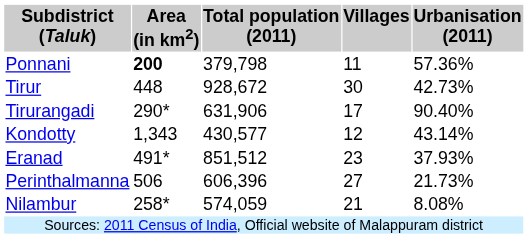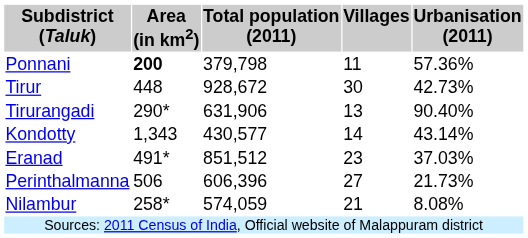(353, 110) 17 -> (353, 110) 13
(353, 133) 12 -> (353, 133) 14
(443, 157) 37.93% -> (443, 157) 37.03%
